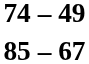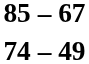rows swapped: (44, 50) <-> (44, 13)
